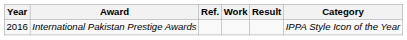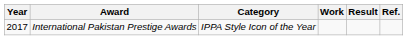columns swapped: (343, 12) <-> (210, 12)
(17, 27) 2016 -> (17, 27) 2017
